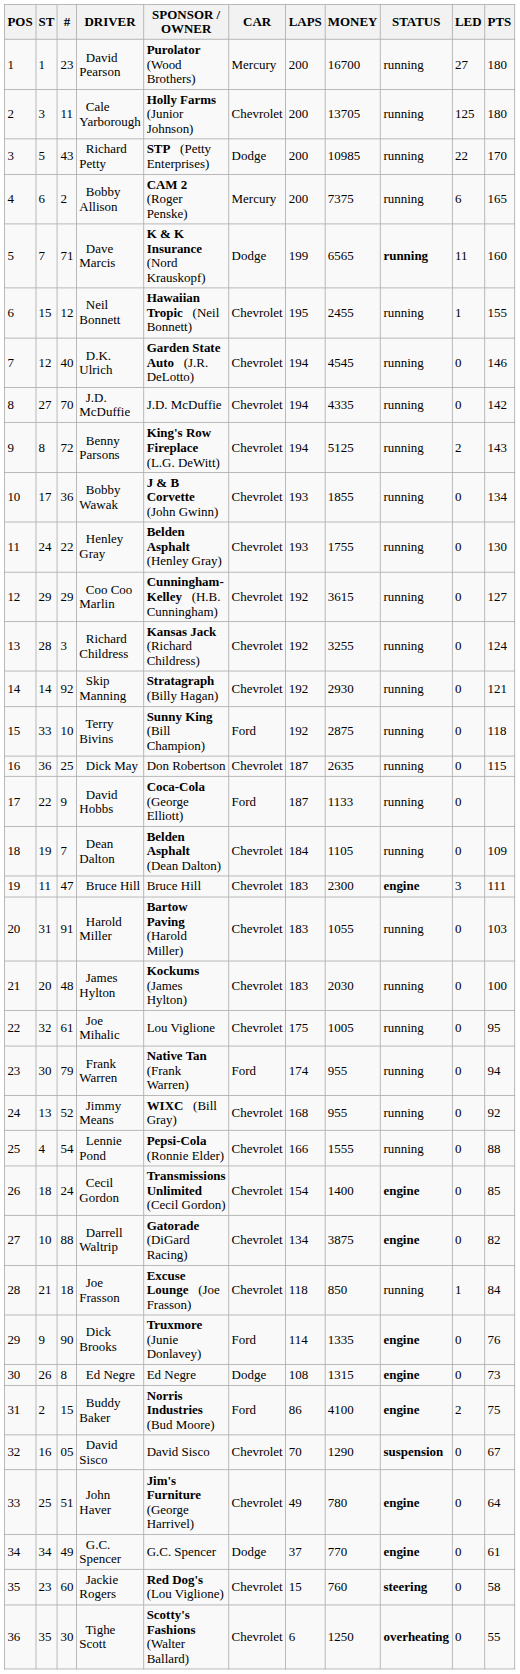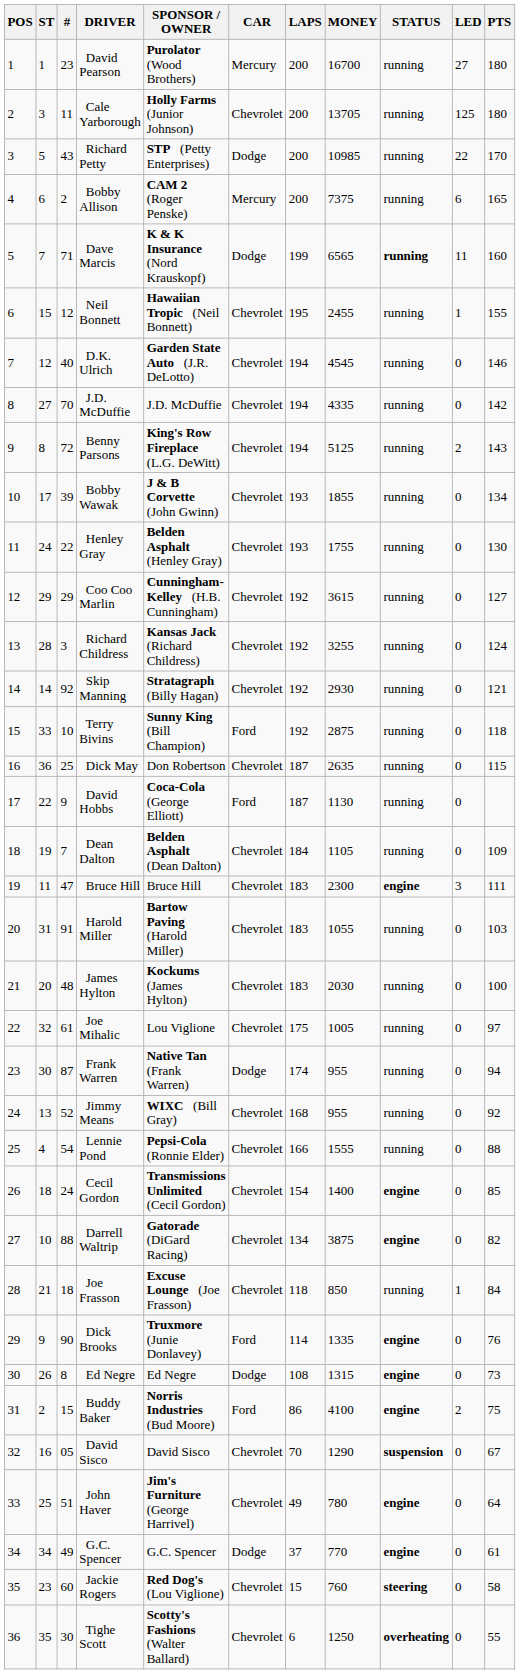(67, 497) 36 -> (67, 497) 39
(341, 801) 1133 -> (341, 801) 1130
(494, 1028) 95 -> (494, 1028) 97
(67, 1070) 79 -> (67, 1070) 87
(244, 1070) Ford -> (249, 1070) Dodge
